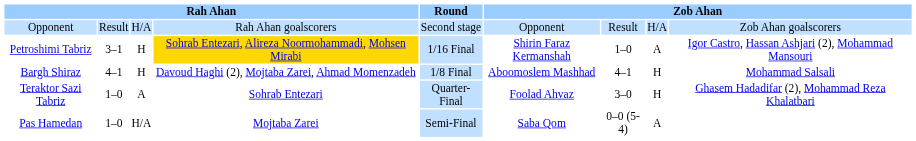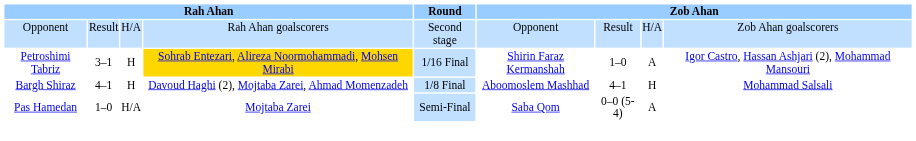- row: (51, 94)
